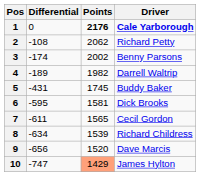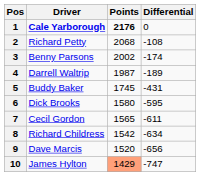columns swapped: (155, 12) <-> (54, 12)
(98, 42) 2062 -> (124, 42) 2068
(98, 73) 1982 -> (124, 73) 1987
(98, 103) 1581 -> (124, 103) 1580
(98, 133) 1539 -> (124, 133) 1542
